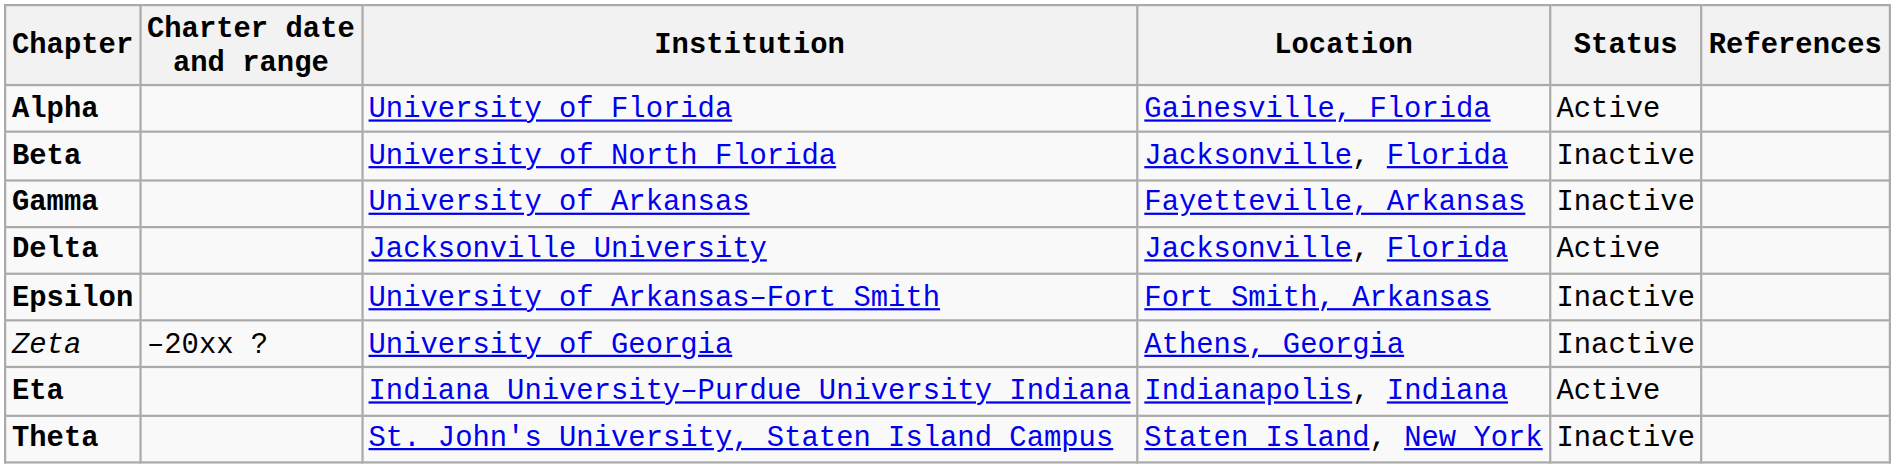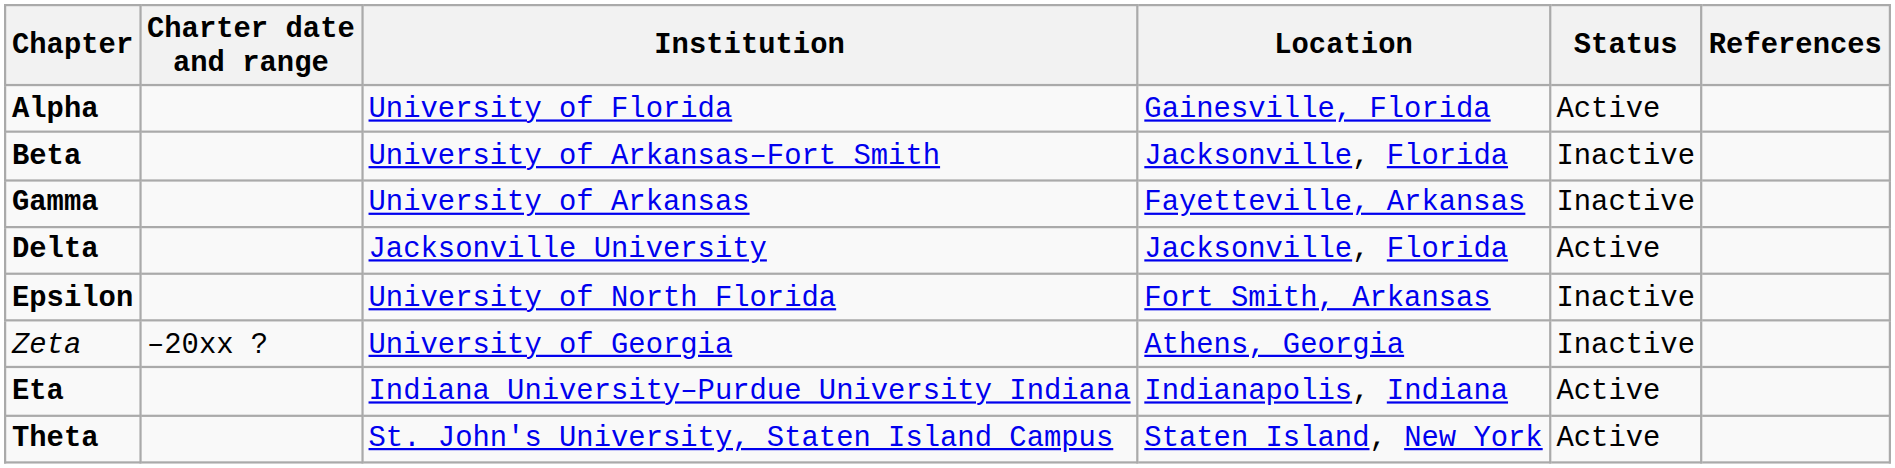(602, 156) University of North Florida -> (654, 156) University of Arkansas–Fort Smith
(654, 297) University of Arkansas–Fort Smith -> (602, 297) University of North Florida
(1626, 438) Inactive -> (1608, 438) Active
